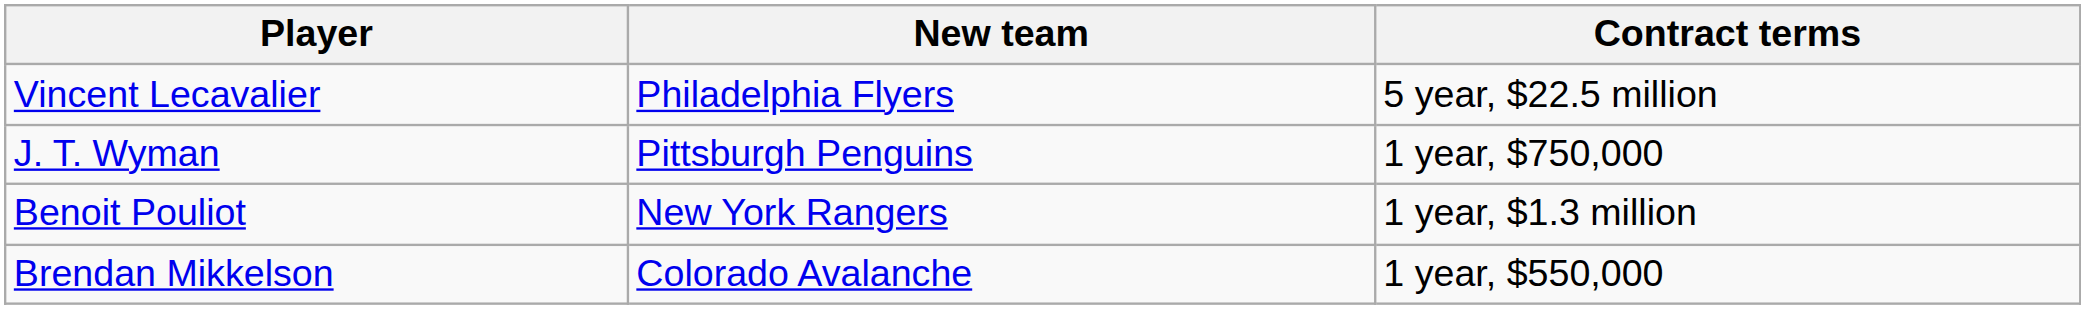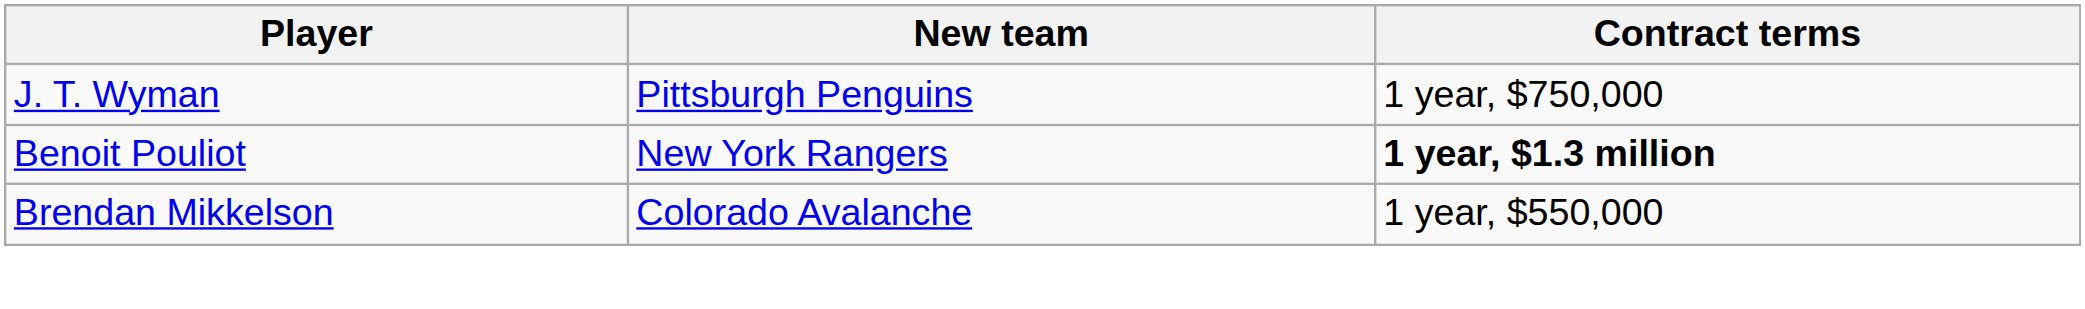- row: (167, 93)
(1540, 213) normal -> (1550, 153) bold
